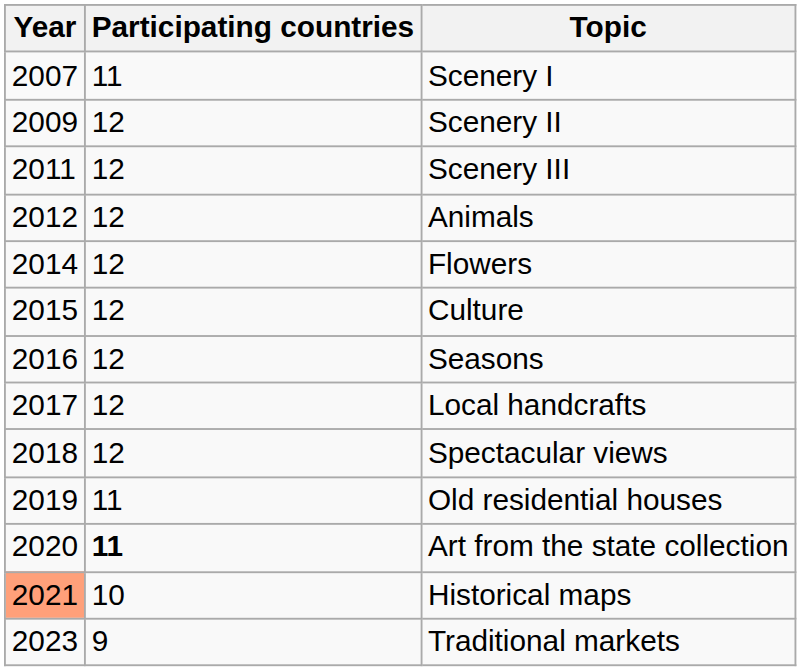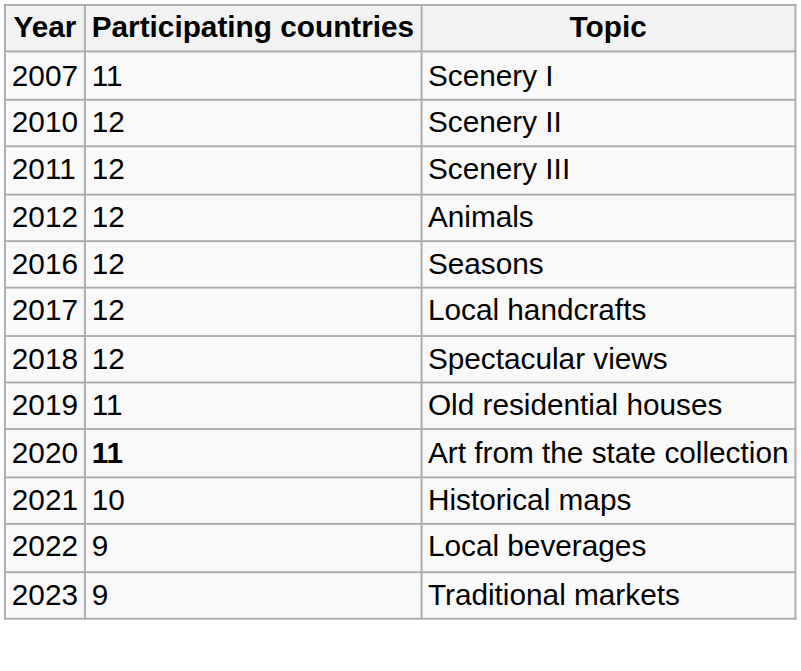(45, 122) 2009 -> (45, 122) 2010
- row: (480, 264)
- row: (476, 311)
(45, 594) lightsalmon background -> (45, 500) no background
+ row: (537, 547)
